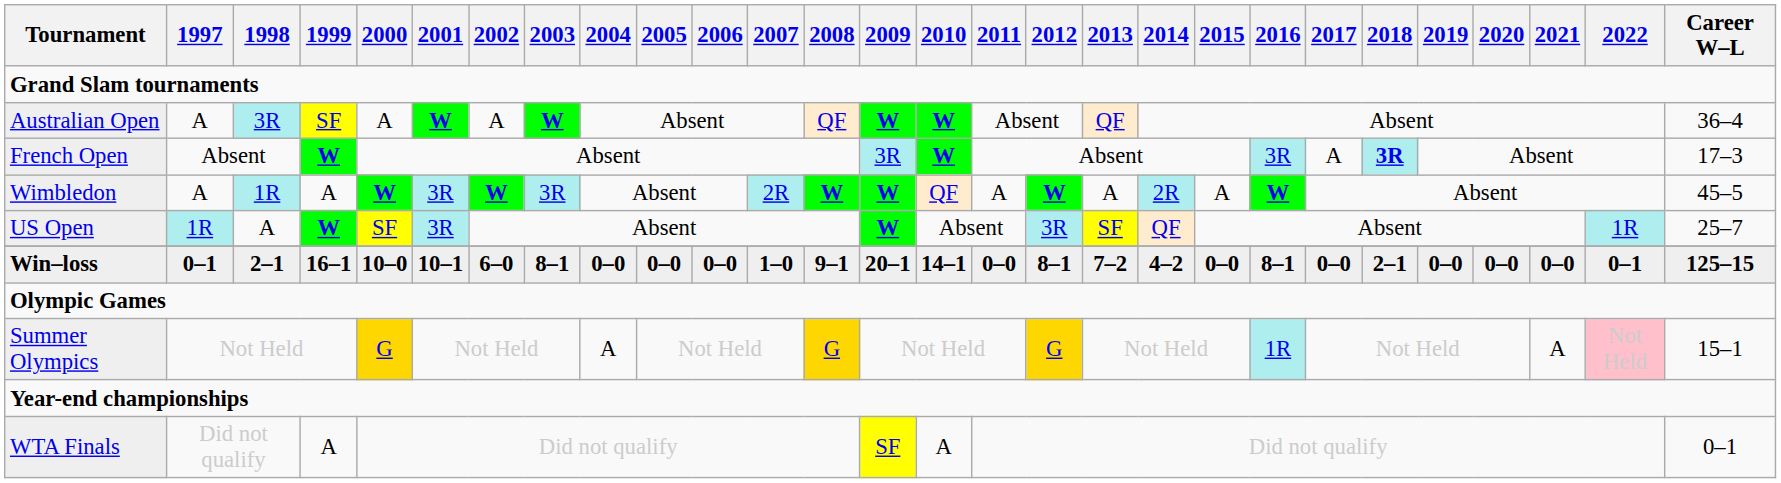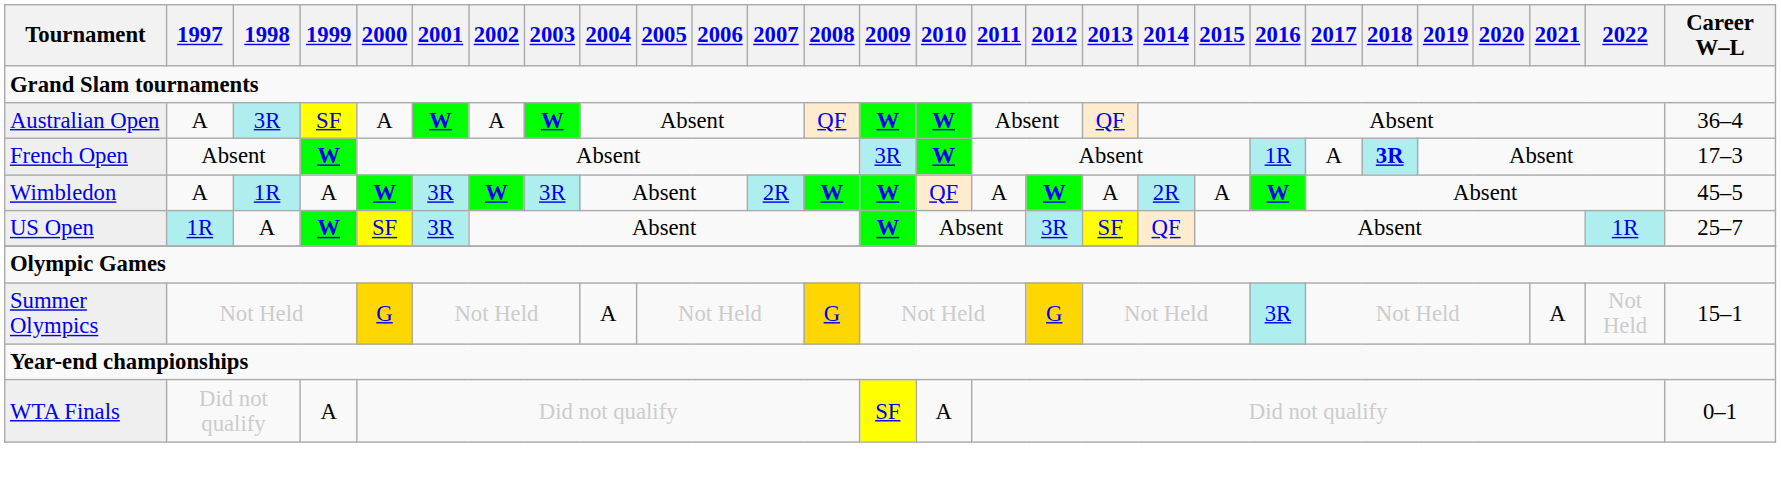(1278, 156) 3R -> (1278, 156) 1R
- row: (54, 264)
(1278, 349) 1R -> (1278, 313) 3R
(1625, 349) pink background -> (1625, 313) no background
